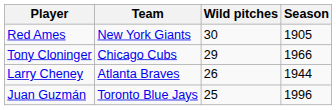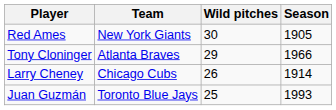(137, 54) Chicago Cubs -> (139, 54) Atlanta Braves
(139, 74) Atlanta Braves -> (137, 74) Chicago Cubs
(298, 74) 1944 -> (298, 74) 1914
(298, 94) 1996 -> (298, 94) 1993
